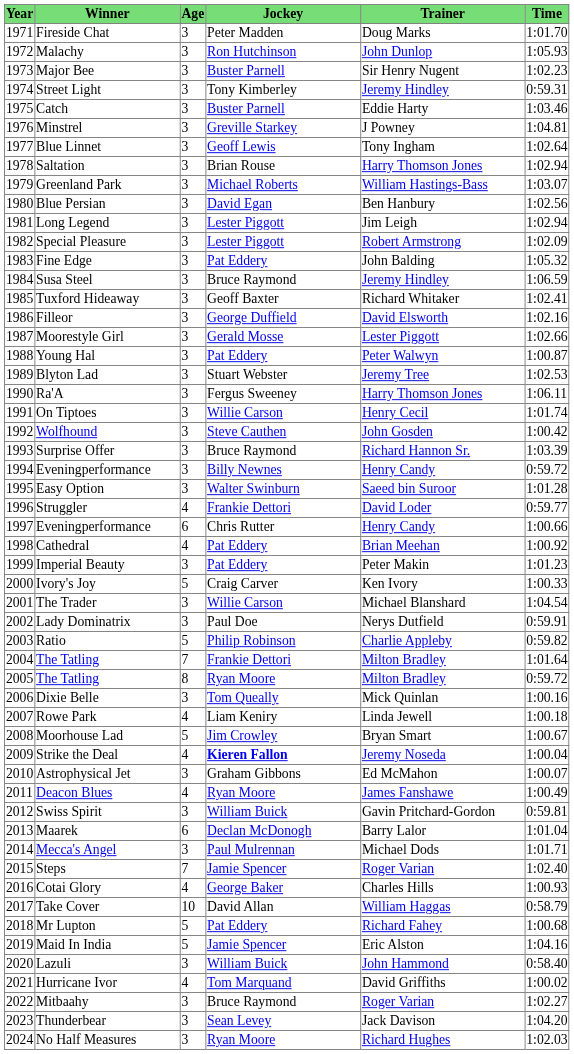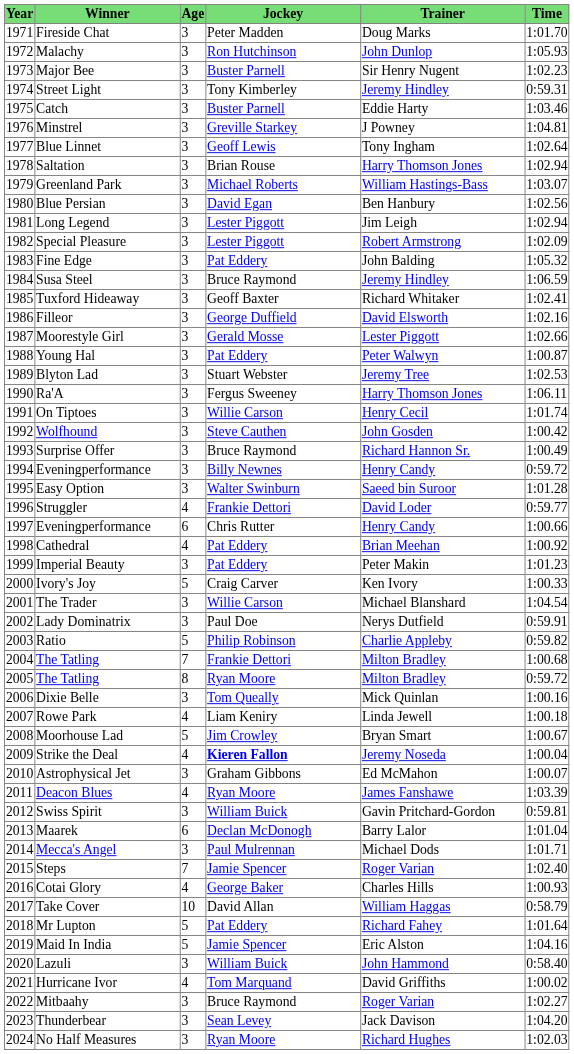(547, 450) 1:03.39 -> (547, 450) 1:00.49
(547, 659) 1:01.64 -> (547, 659) 1:00.68
(547, 792) 1:00.49 -> (547, 792) 1:03.39
(547, 925) 1:00.68 -> (547, 925) 1:01.64
